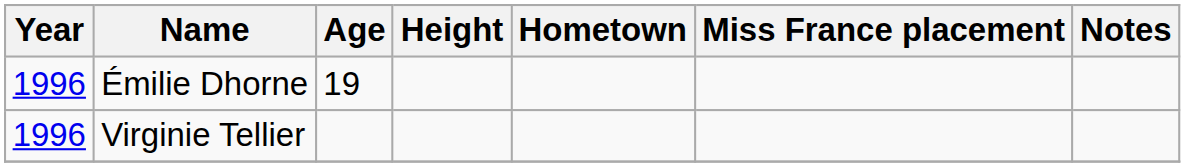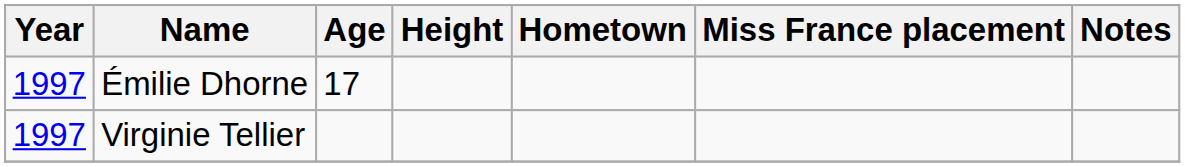(49, 82) 1996 -> (49, 82) 1997
(342, 82) 19 -> (342, 82) 17
(49, 135) 1996 -> (49, 135) 1997
